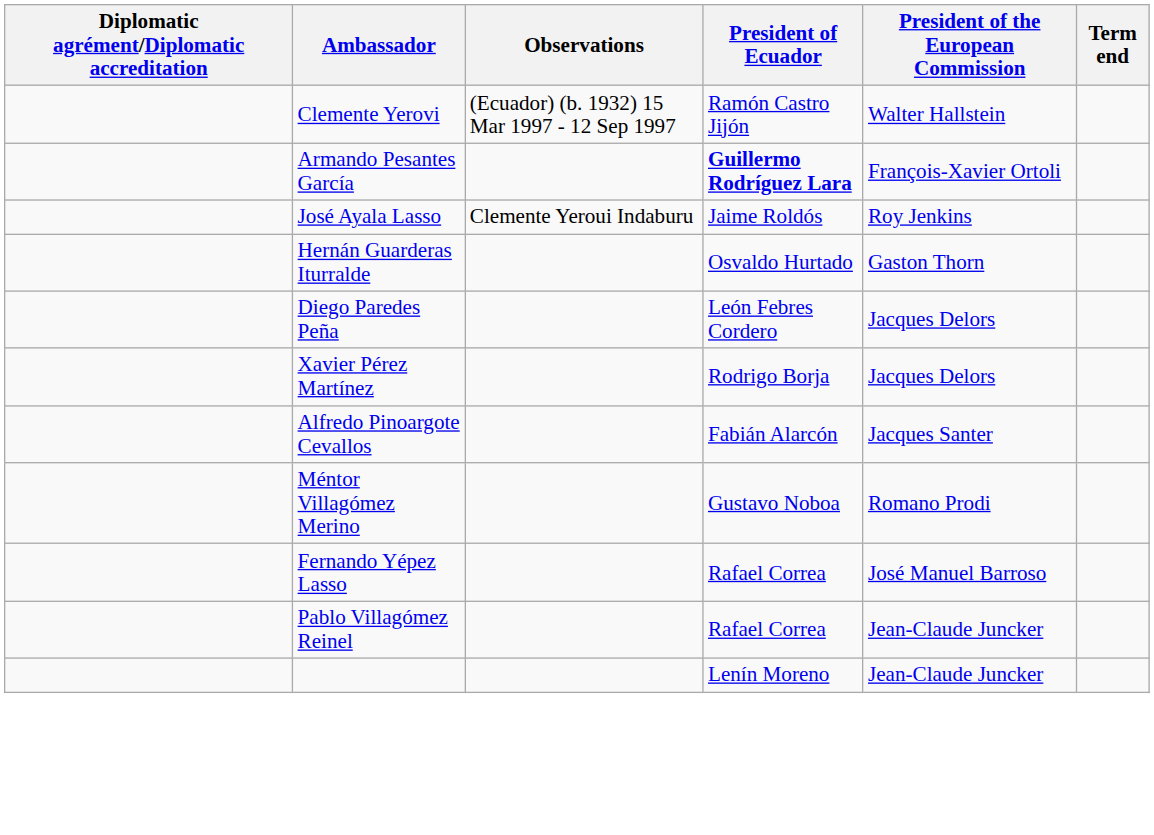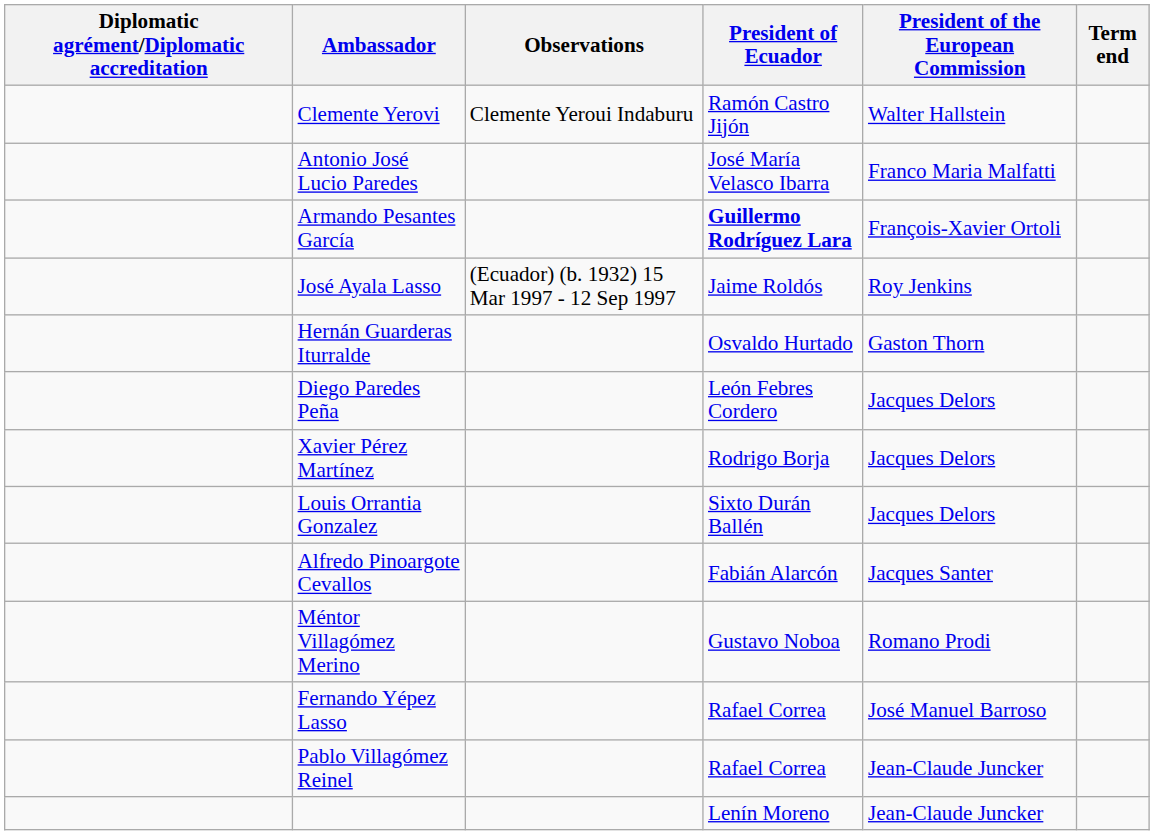(573, 114) (Ecuador) (b. 1932) 15 Mar 1997 - 12 Sep 1997 -> (582, 114) Clemente Yeroui Indaburu
+ row: (358, 171)
(582, 216) Clemente Yeroui Indaburu -> (573, 285) (Ecuador) (b. 1932) 15 Mar 1997 - 12 Sep 1997
+ row: (359, 514)
